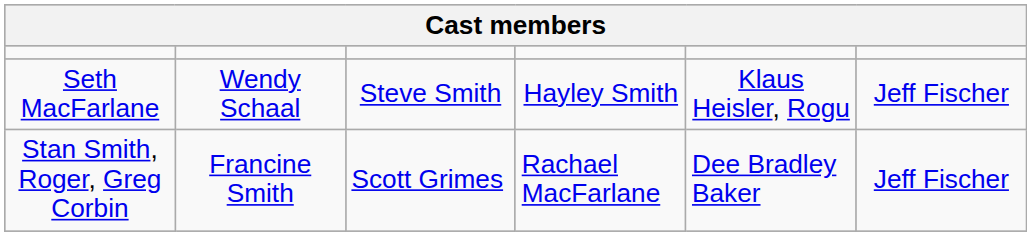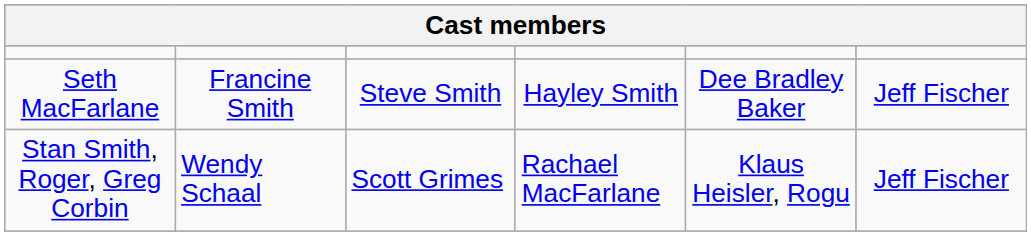(260, 93) Wendy Schaal -> (260, 93) Francine Smith
(771, 93) Klaus Heisler, Rogu -> (771, 93) Dee Bradley Baker
(260, 179) Francine Smith -> (222, 179) Wendy Schaal
(764, 179) Dee Bradley Baker -> (771, 179) Klaus Heisler, Rogu
